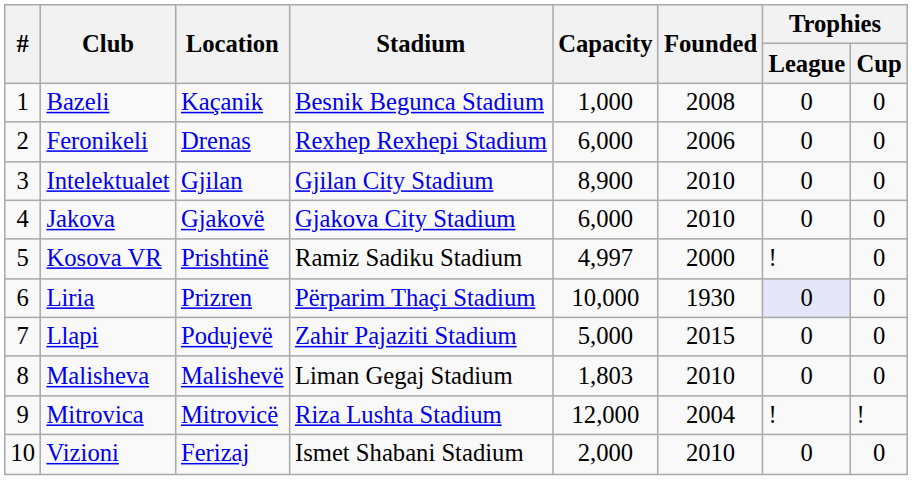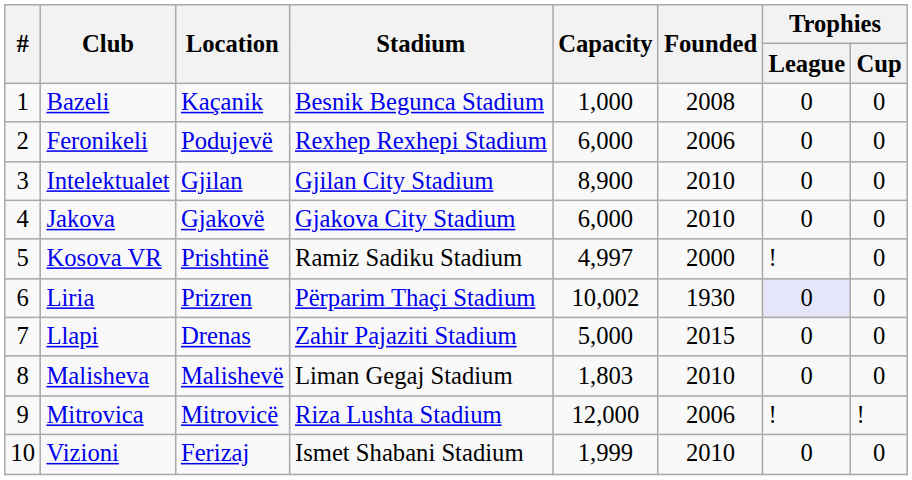(216, 141) Drenas -> (227, 141) Podujevë
(605, 297) 10,000 -> (605, 297) 10,002
(227, 336) Podujevë -> (216, 336) Drenas
(711, 414) 2004 -> (711, 414) 2006
(605, 453) 2,000 -> (605, 453) 1,999
